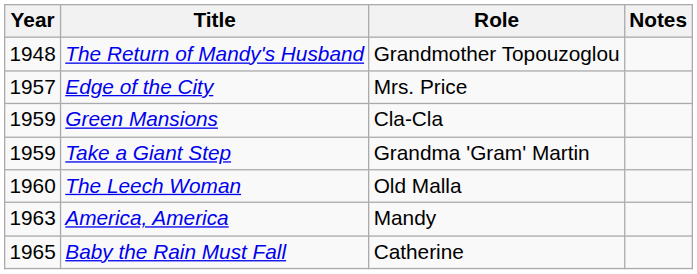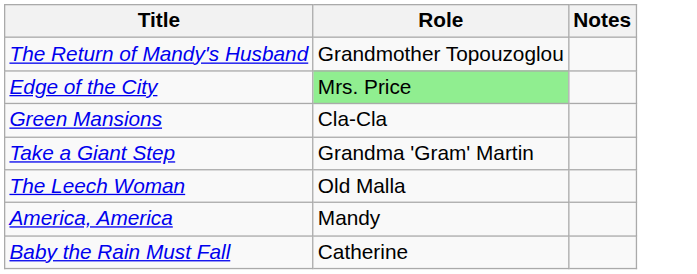- column: (33, 20)
(420, 86) no background -> (365, 86) lightgreen background
